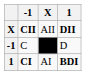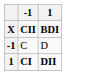- column: (48, 12)
(68, 29) DII -> (50, 29) BDI
(69, 62) BDI -> (48, 62) DII
